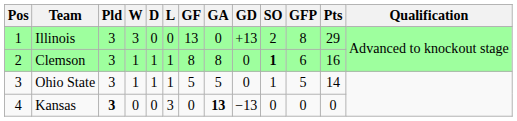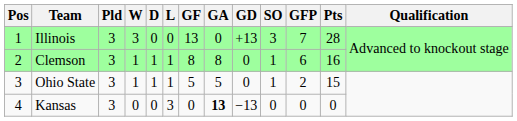(273, 37) 2 -> (273, 37) 3
(303, 37) 8 -> (303, 37) 7
(333, 37) 29 -> (333, 37) 28
(273, 60) bold -> (273, 60) normal
(303, 82) 5 -> (303, 82) 2
(333, 82) 14 -> (333, 82) 15
(112, 104) bold -> (112, 104) normal
